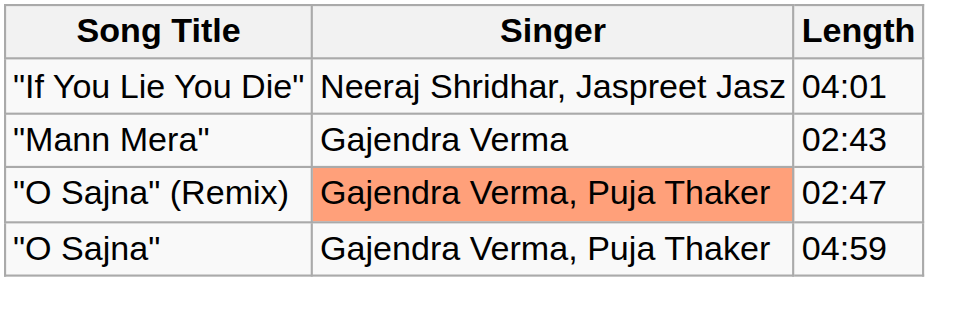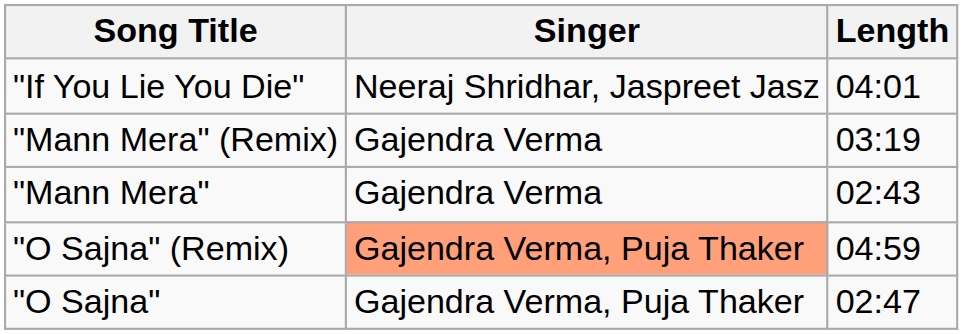+ row: (176, 139)
(844, 193) 02:47 -> (878, 247) 04:59
(844, 247) 04:59 -> (878, 301) 02:47
